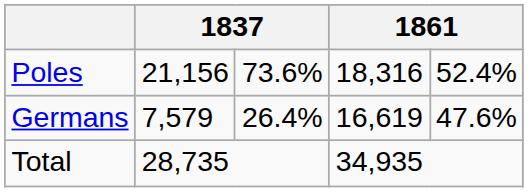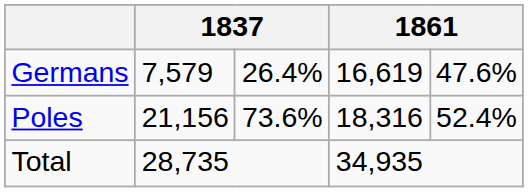rows swapped: (70, 117) <-> (47, 72)
